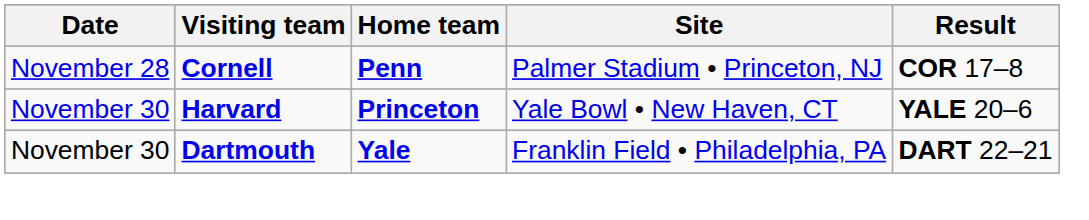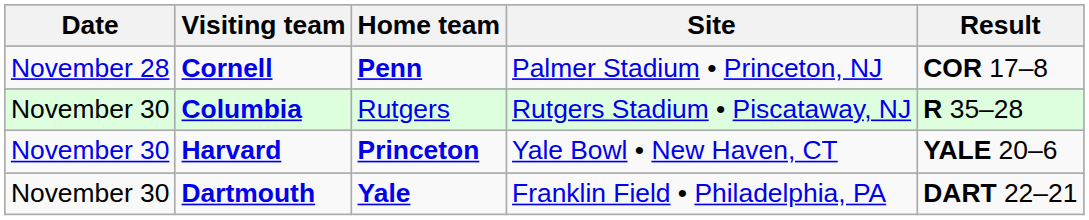+ row: (242, 109)
